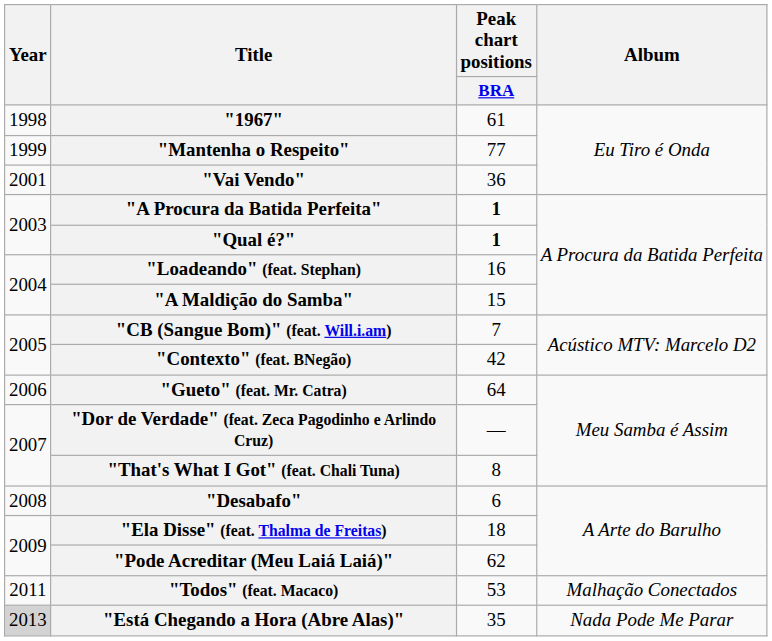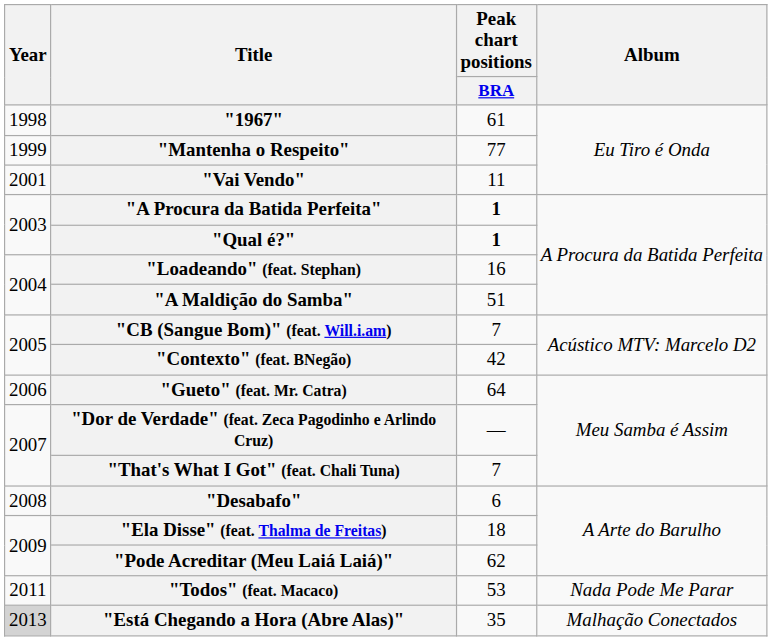(496, 179) 36 -> (496, 179) 11
(496, 299) 15 -> (496, 299) 51
(496, 470) 8 -> (496, 470) 7
(652, 590) Malhação Conectados -> (652, 590) Nada Pode Me Parar
(652, 620) Nada Pode Me Parar -> (652, 620) Malhação Conectados
